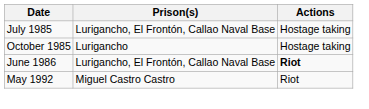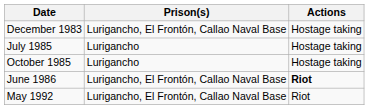+ row: (44, 29)
(175, 29) Lurigancho, El Frontón, Callao Naval Base -> (113, 46) Lurigancho
(125, 79) Miguel Castro Castro -> (187, 96) Lurigancho, El Frontón, Callao Naval Base
